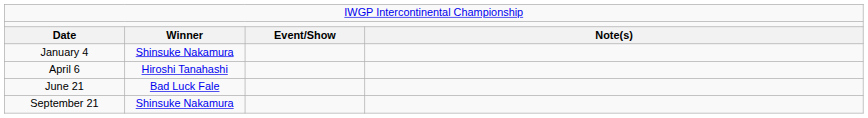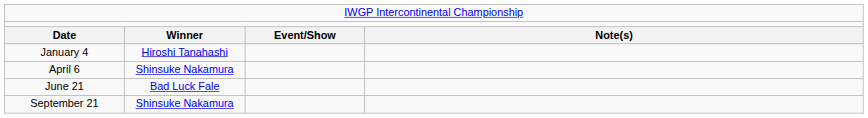(185, 52) Shinsuke Nakamura -> (185, 52) Hiroshi Tanahashi
(185, 69) Hiroshi Tanahashi -> (185, 69) Shinsuke Nakamura
